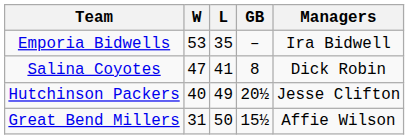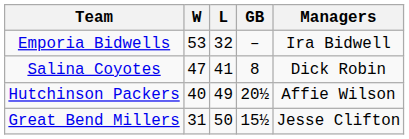(223, 43) 35 -> (223, 43) 32
(338, 95) Jesse Clifton -> (338, 95) Affie Wilson
(338, 121) Affie Wilson -> (338, 121) Jesse Clifton
